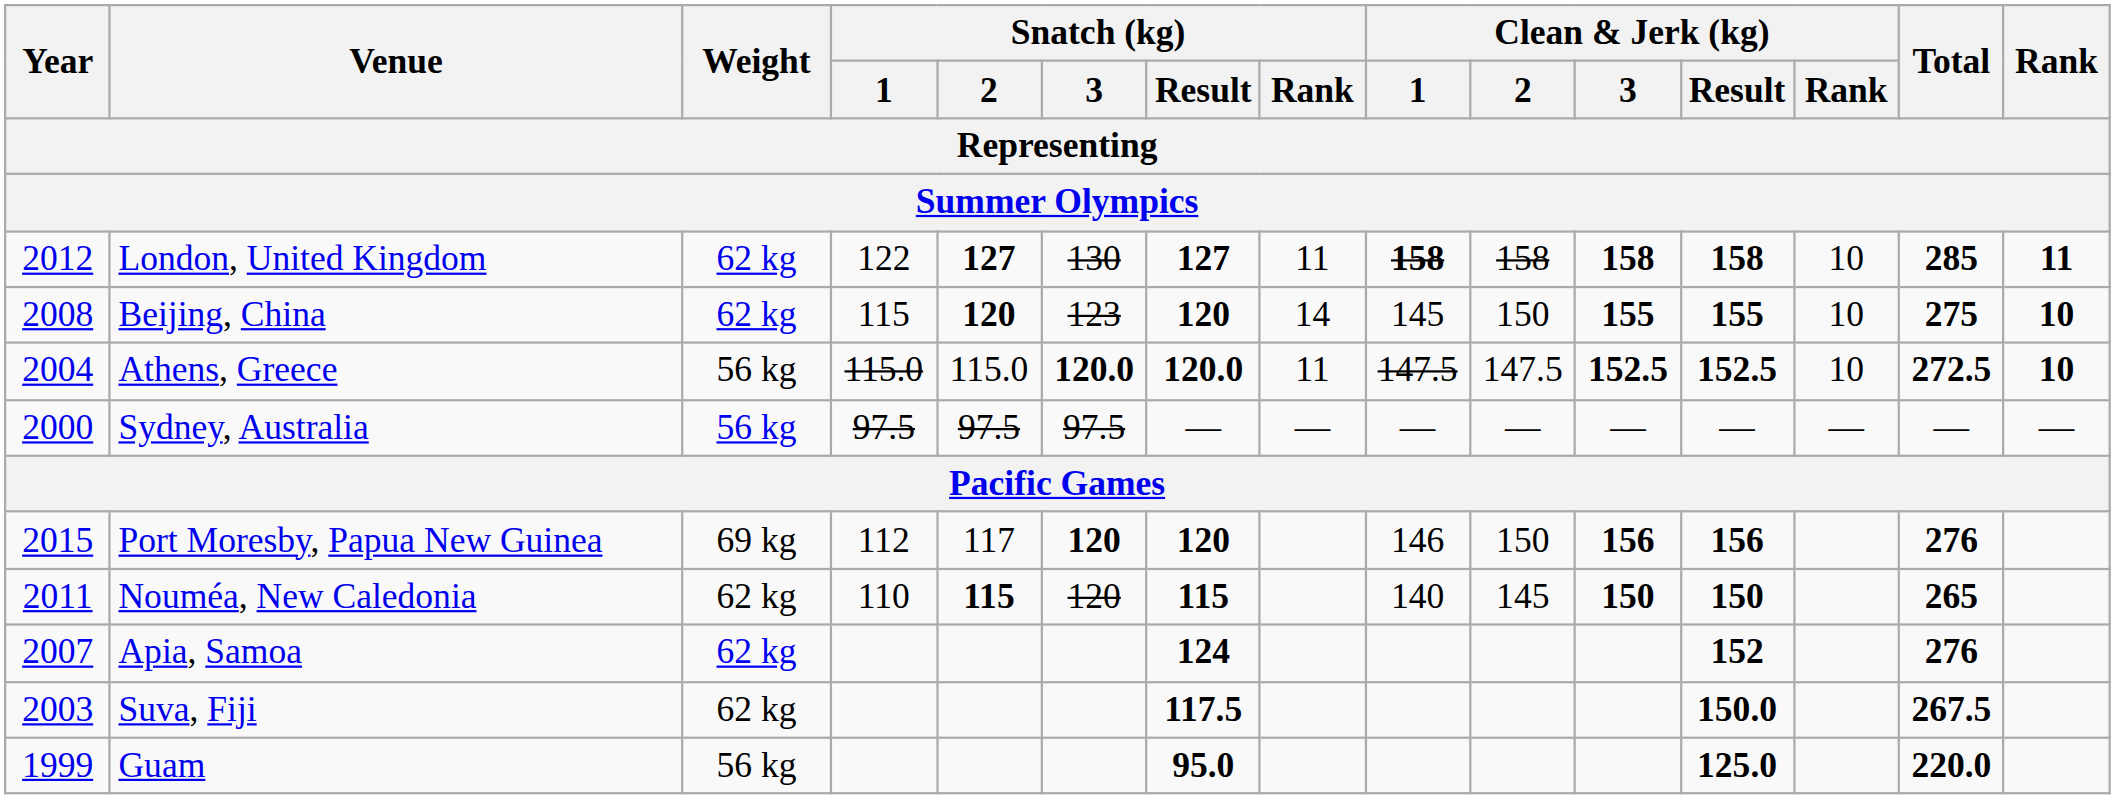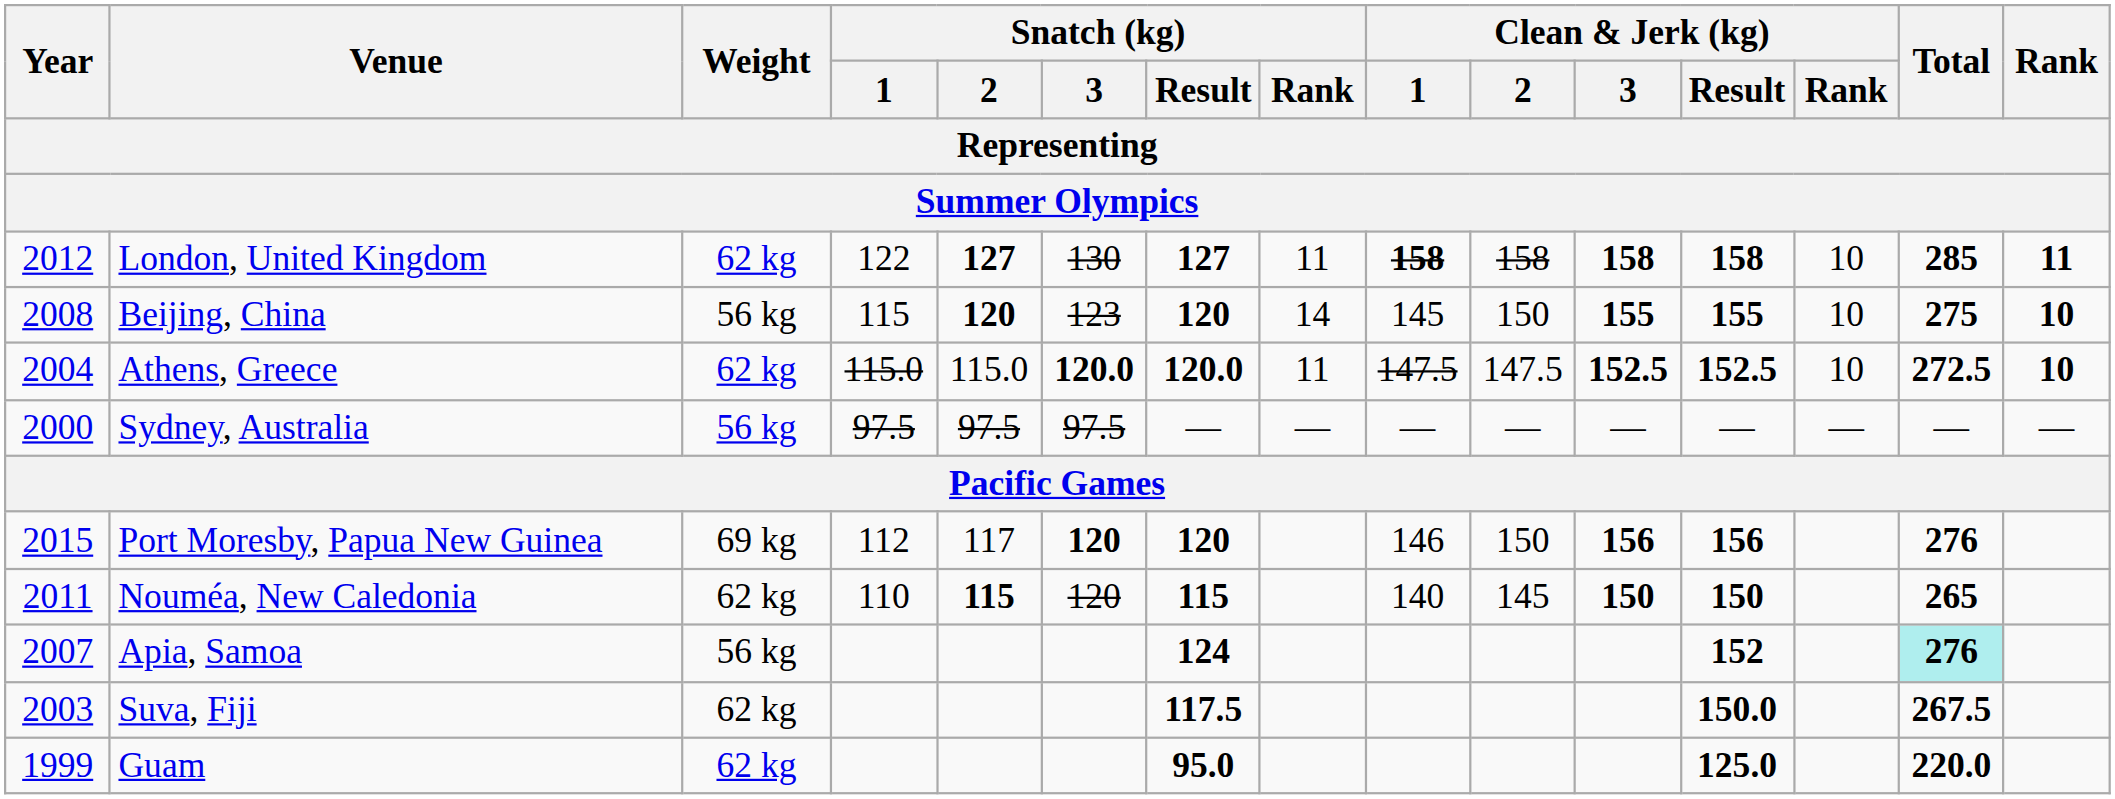(756, 314) 62 kg -> (756, 314) 56 kg
(756, 370) 56 kg -> (756, 370) 62 kg
(756, 652) 62 kg -> (756, 652) 56 kg
(1951, 652) no background -> (1951, 652) paleturquoise background
(756, 764) 56 kg -> (756, 764) 62 kg
